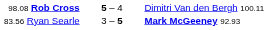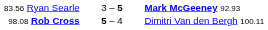rows swapped: (42, 21) <-> (44, 7)
